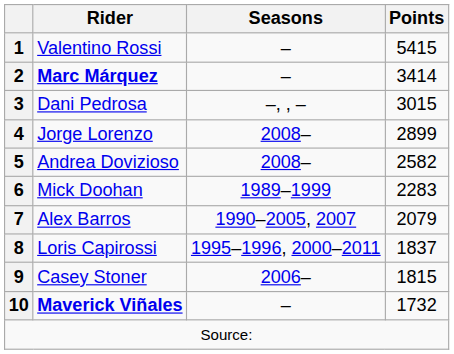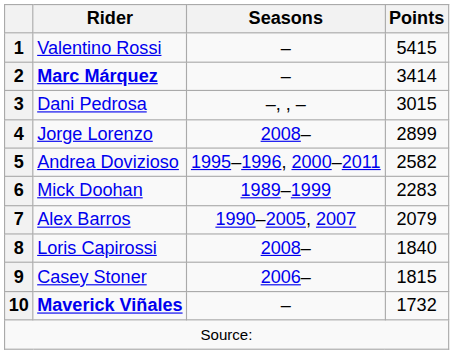(286, 162) 2008– -> (286, 162) 1995–1996, 2000–2011
(286, 248) 1995–1996, 2000–2011 -> (286, 248) 2008–
(417, 248) 1837 -> (417, 248) 1840
